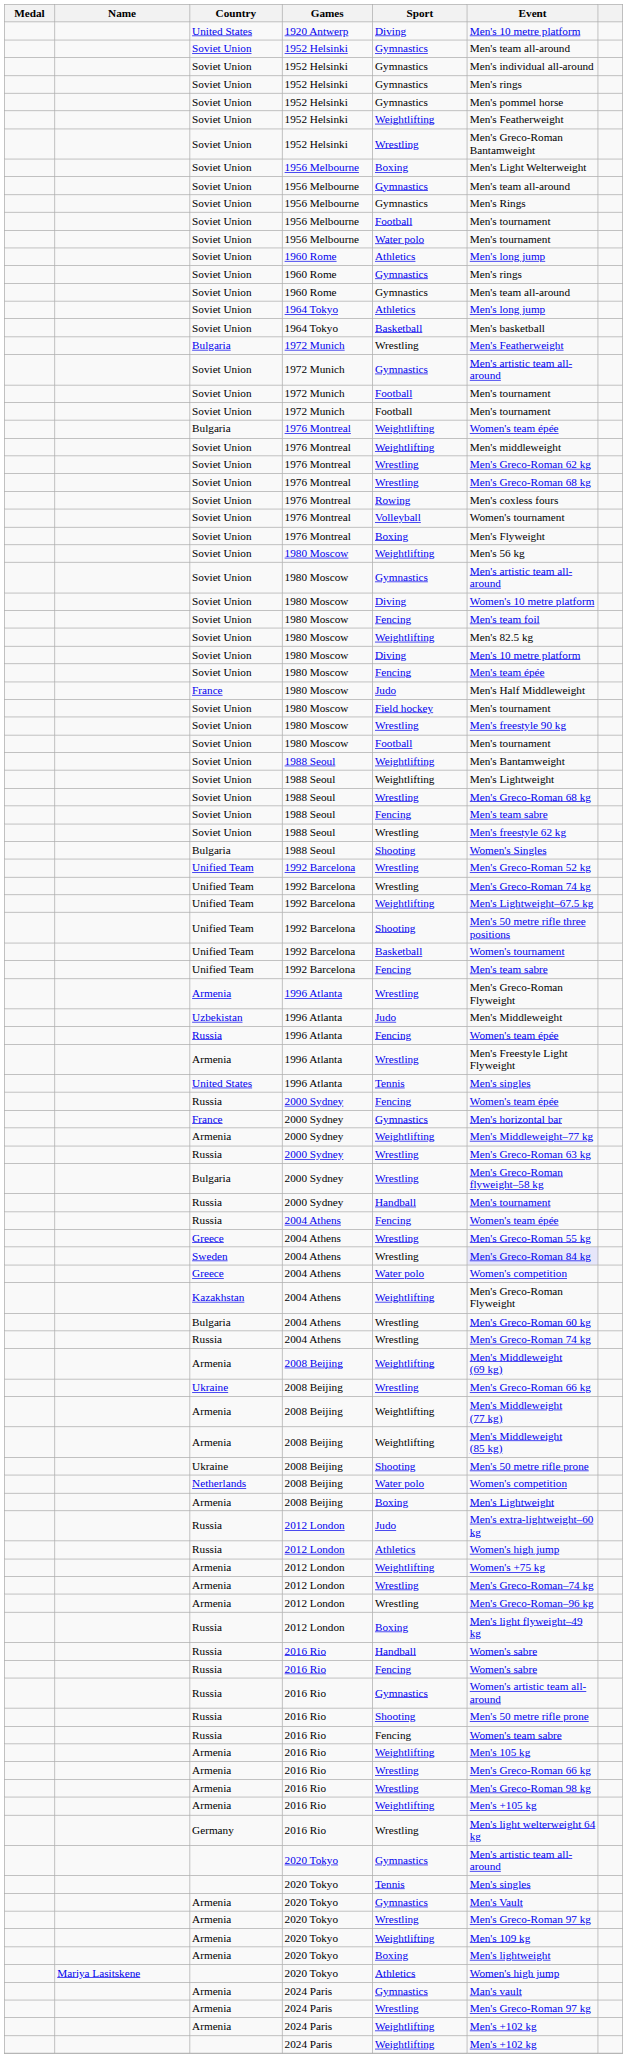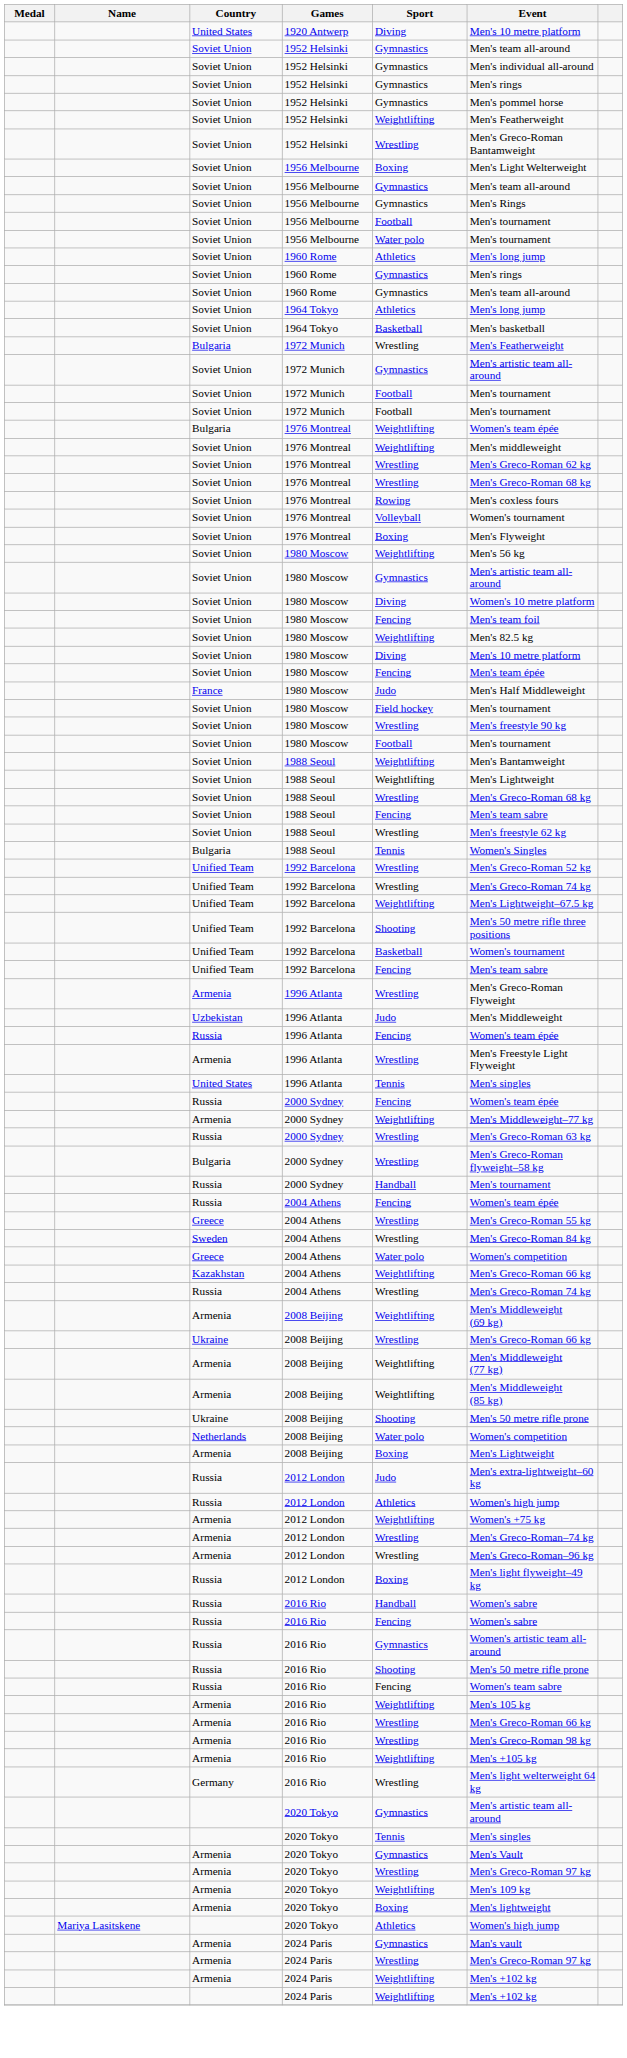(395, 850) Shooting -> (390, 850) Tennis
- row: (207, 1119)
(530, 1256) lavender background -> (530, 1238) no background
(516, 1297) Men's Greco-Roman Flyweight -> (530, 1273) Men's Greco-Roman 66 kg
- row: (211, 1322)
